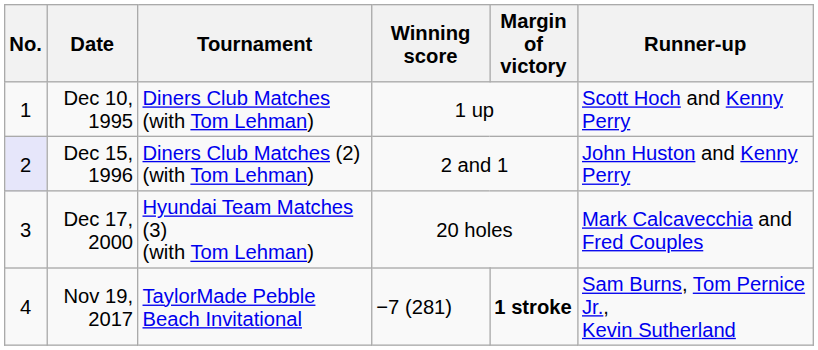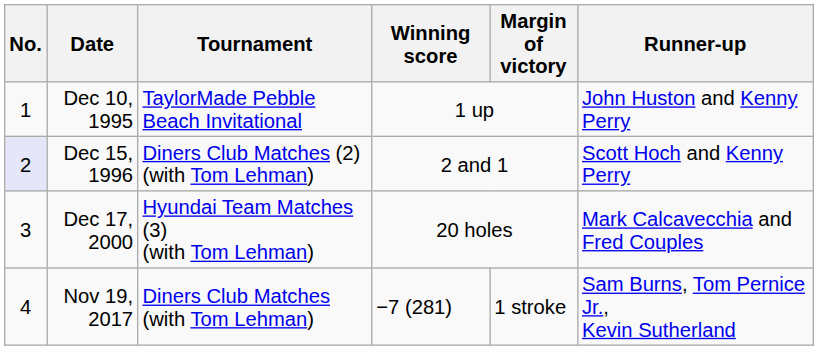(236, 109) Diners Club Matches (with Tom Lehman) -> (229, 109) TaylorMade Pebble Beach Invitational
(683, 109) Scott Hoch and Kenny Perry -> (690, 109) John Huston and Kenny Perry
(690, 164) John Huston and Kenny Perry -> (683, 164) Scott Hoch and Kenny Perry
(229, 307) TaylorMade Pebble Beach Invitational -> (236, 307) Diners Club Matches (with Tom Lehman)
(533, 307) bold -> (530, 307) normal
